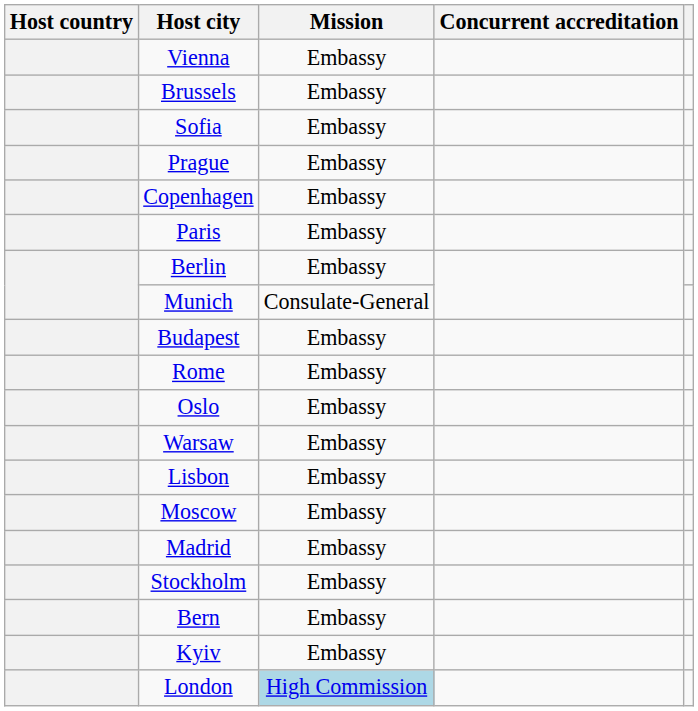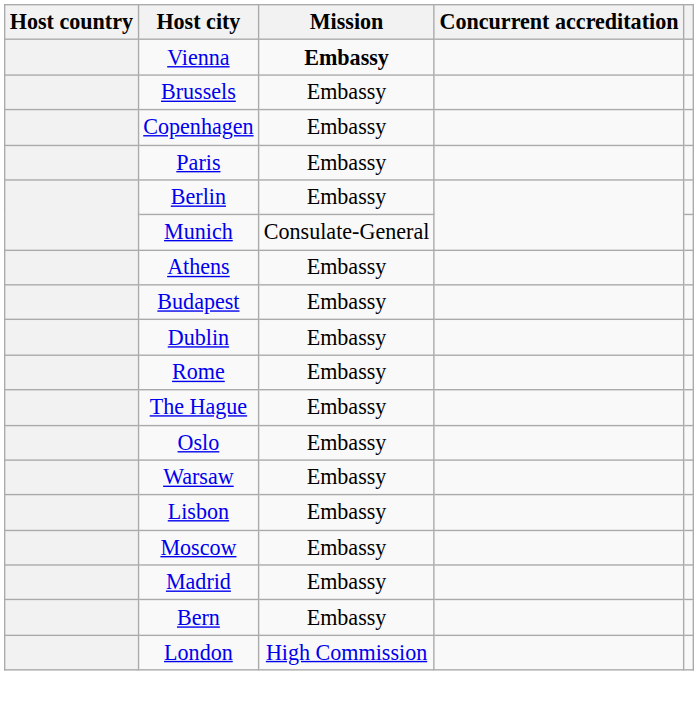(347, 57) normal -> (347, 57) bold
- row: (198, 127)
- row: (198, 162)
+ row: (198, 267)
+ row: (198, 337)
+ row: (198, 407)
- row: (198, 582)
- row: (198, 652)
(347, 687) lightblue background -> (347, 652) no background
